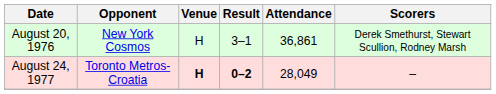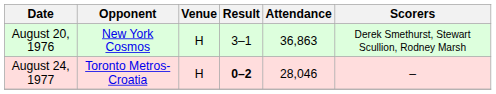(299, 40) 36,861 -> (299, 40) 36,863
(199, 73) bold -> (199, 73) normal
(299, 73) 28,049 -> (299, 73) 28,046
